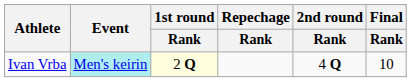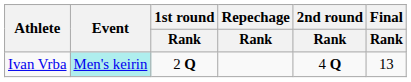(184, 64) lightyellow background -> (184, 64) no background
(386, 64) 10 -> (386, 64) 13
